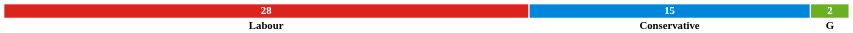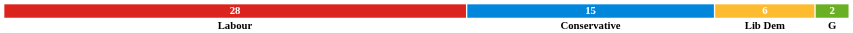+ column: (765, 11)
